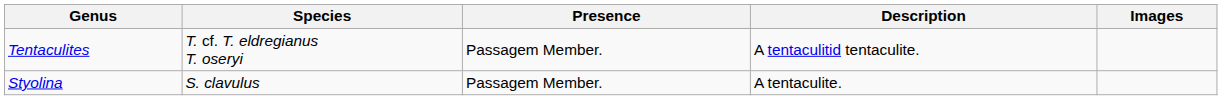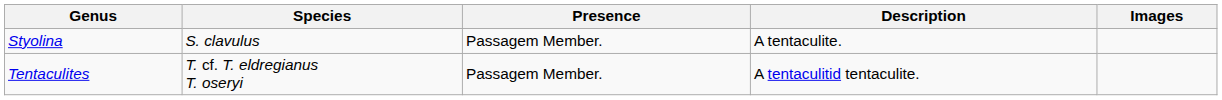rows swapped: (35, 82) <-> (49, 49)
